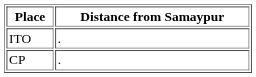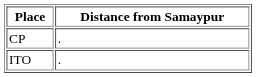rows swapped: (20, 38) <-> (17, 60)
